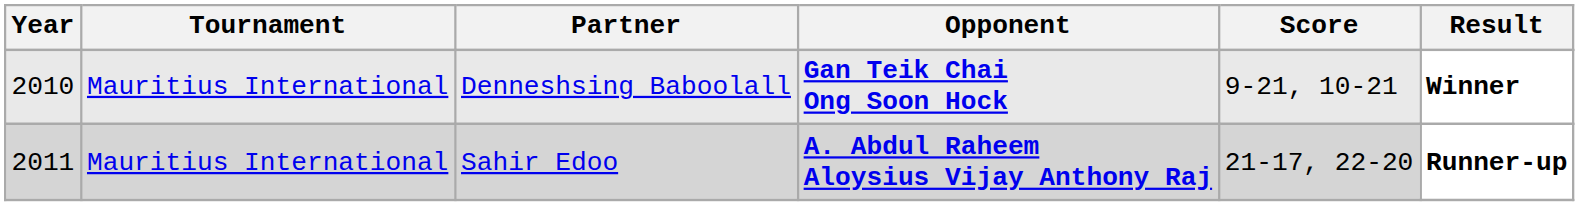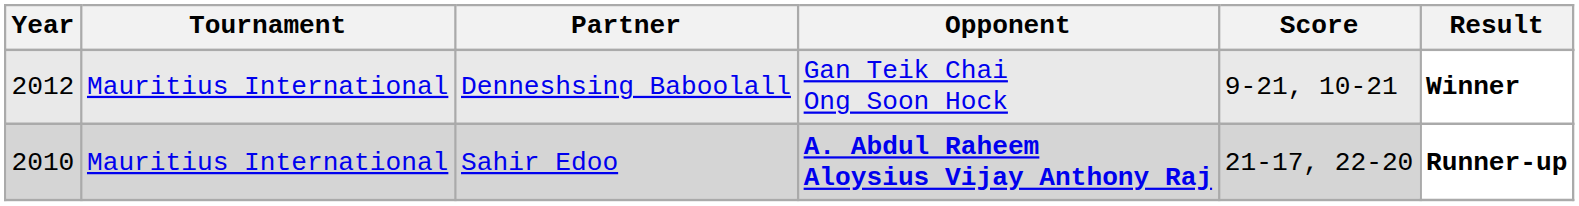(43, 87) 2010 -> (43, 87) 2012
(906, 87) bold -> (906, 87) normal
(43, 162) 2011 -> (43, 162) 2010
